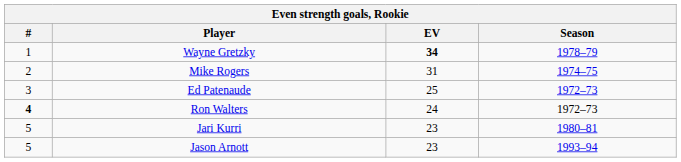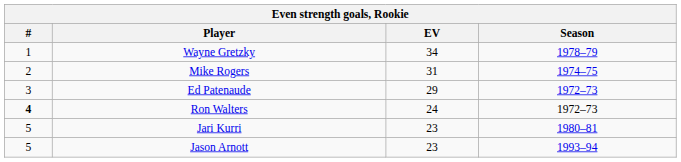(432, 52) bold -> (432, 52) normal
(432, 90) 25 -> (432, 90) 29
